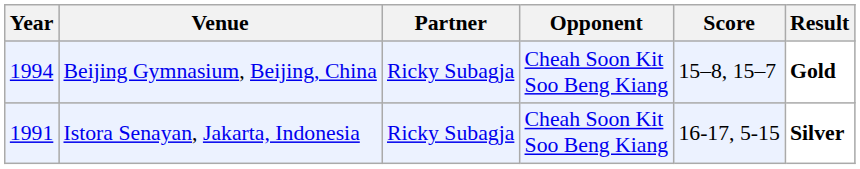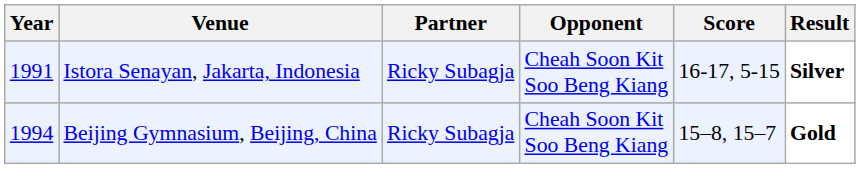rows swapped: (220, 71) <-> (212, 133)
